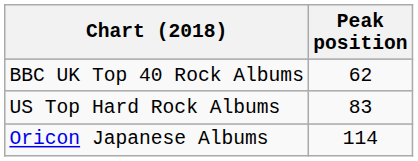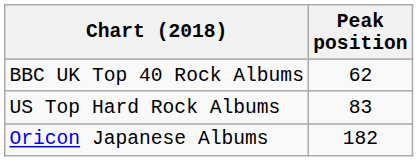(360, 139) 114 -> (360, 139) 182
